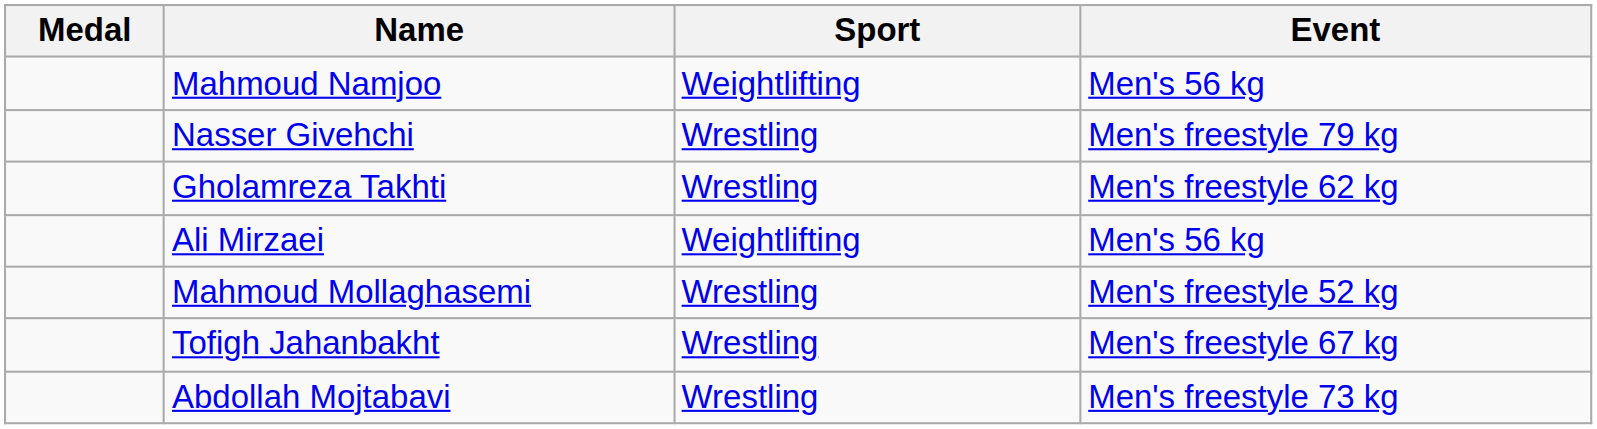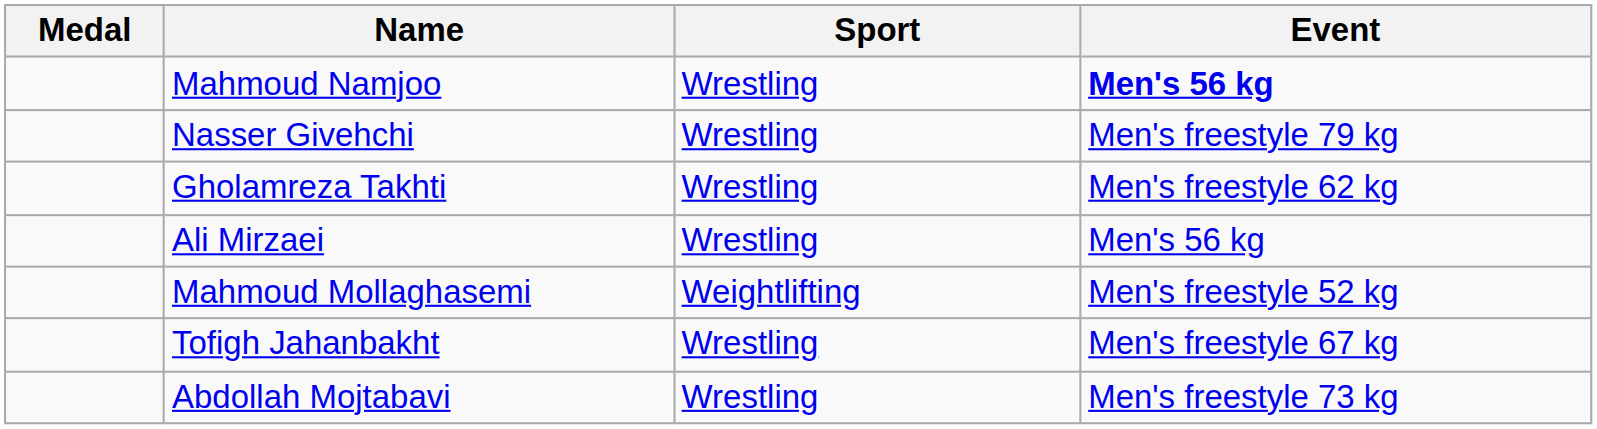(771, 82) Weightlifting -> (750, 82) Wrestling
(1177, 82) normal -> (1181, 82) bold
(771, 239) Weightlifting -> (750, 239) Wrestling
(750, 291) Wrestling -> (771, 291) Weightlifting
